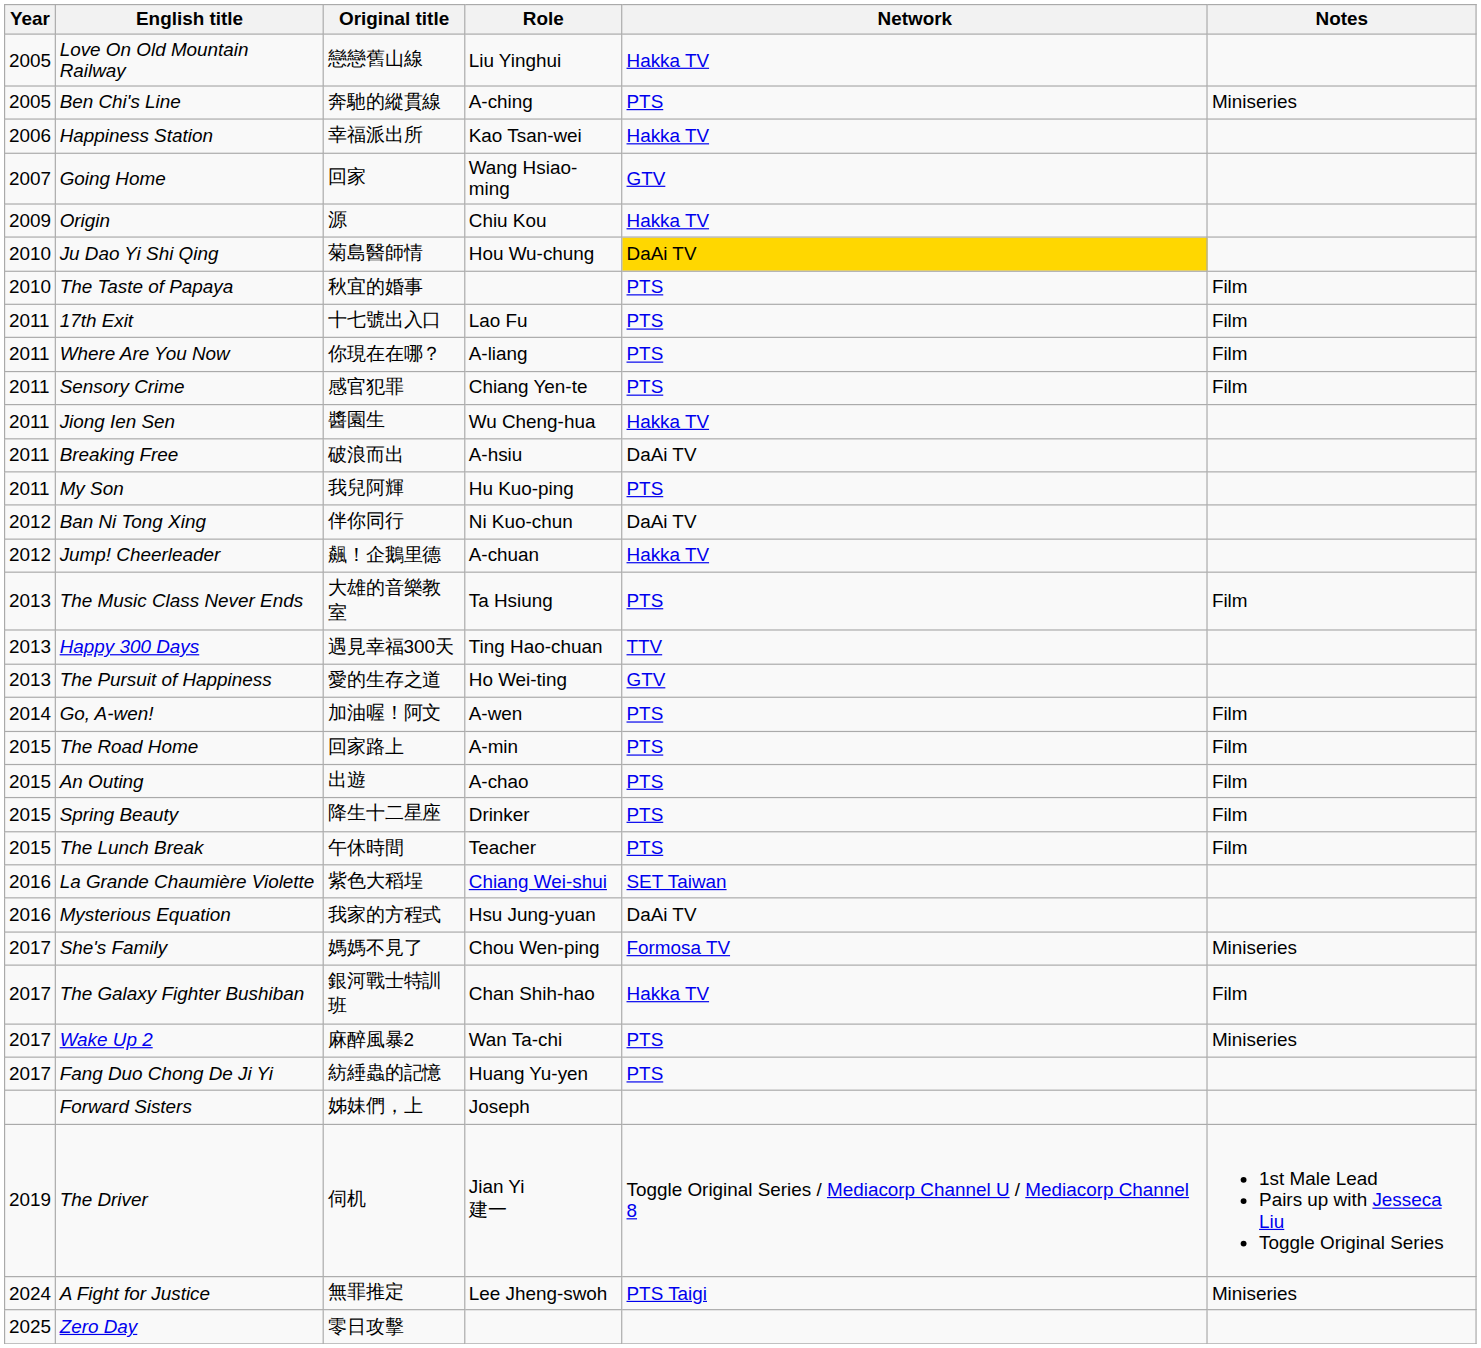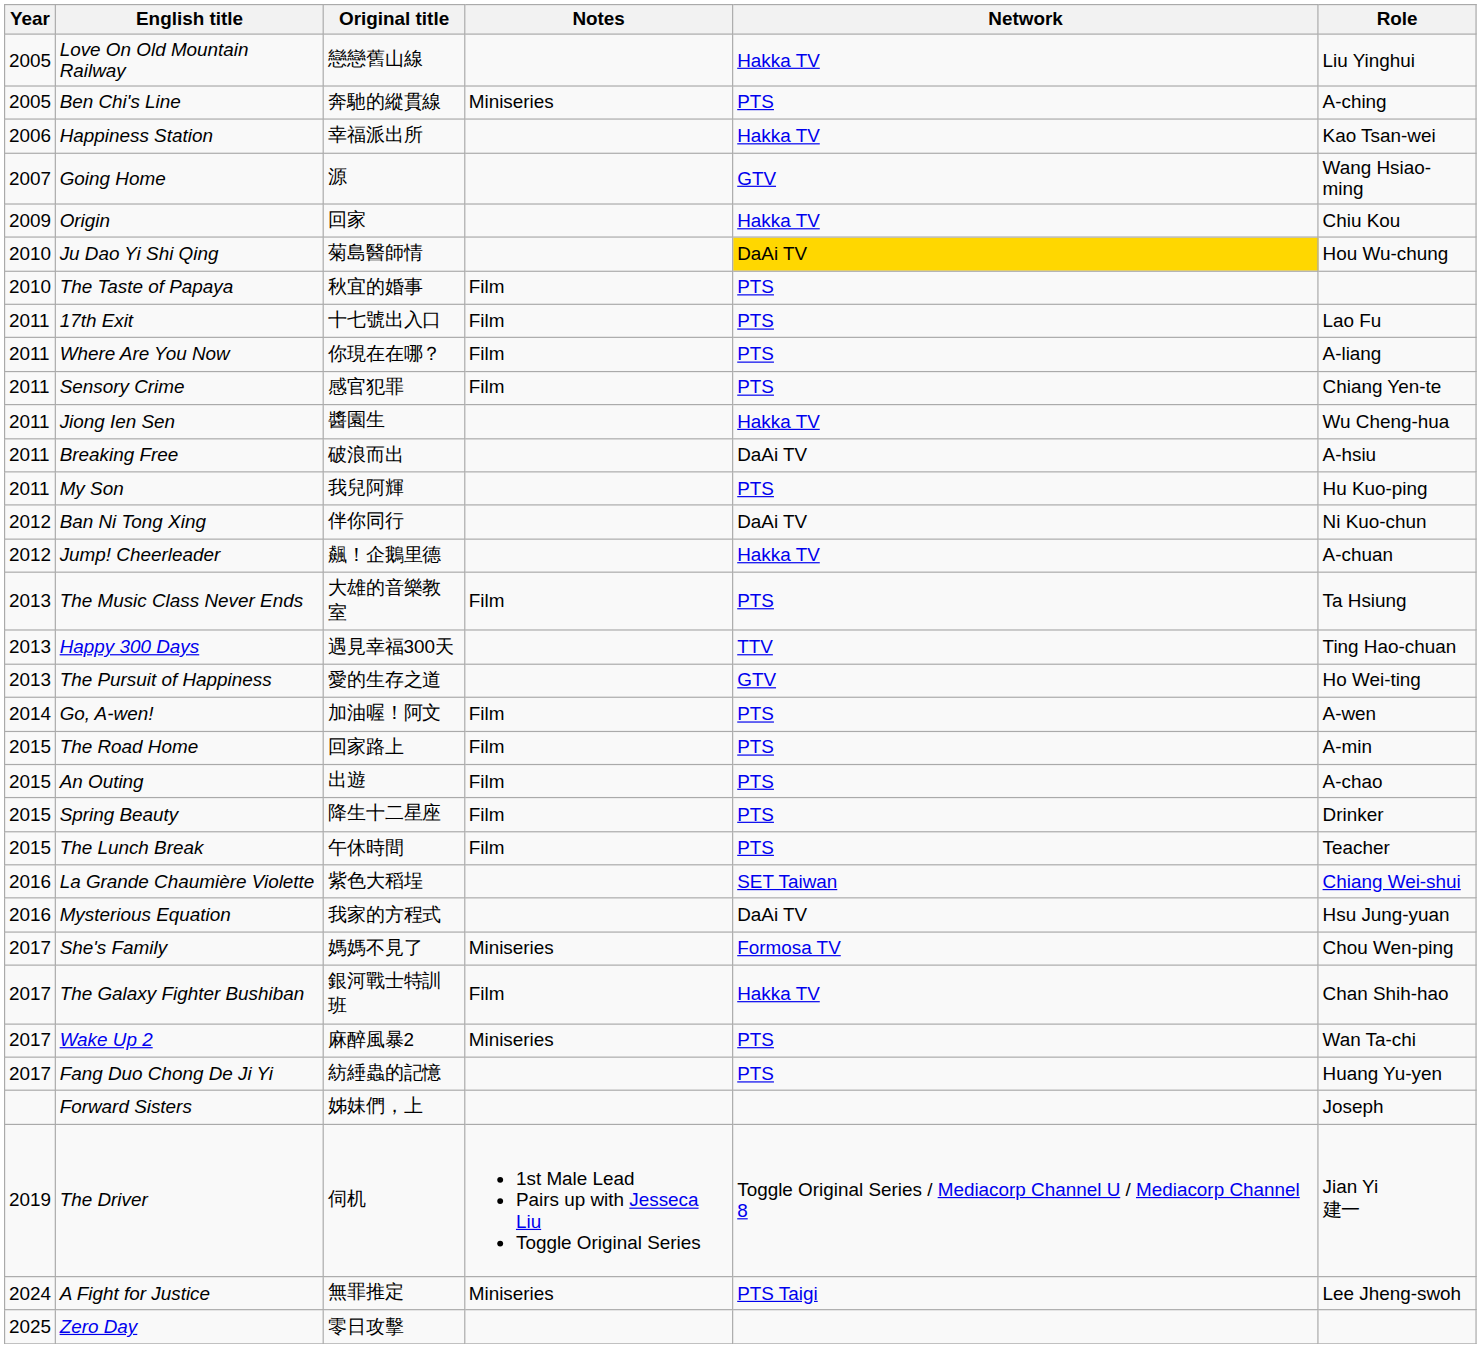columns swapped: (543, 19) <-> (1342, 19)
(347, 177) 回家 -> (338, 177) 源
(338, 219) 源 -> (347, 219) 回家
